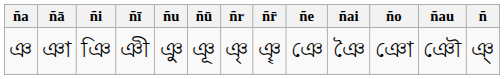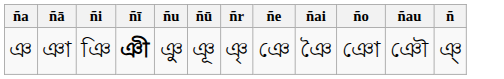- column: (269, 16)
(135, 50) normal -> (135, 50) bold
